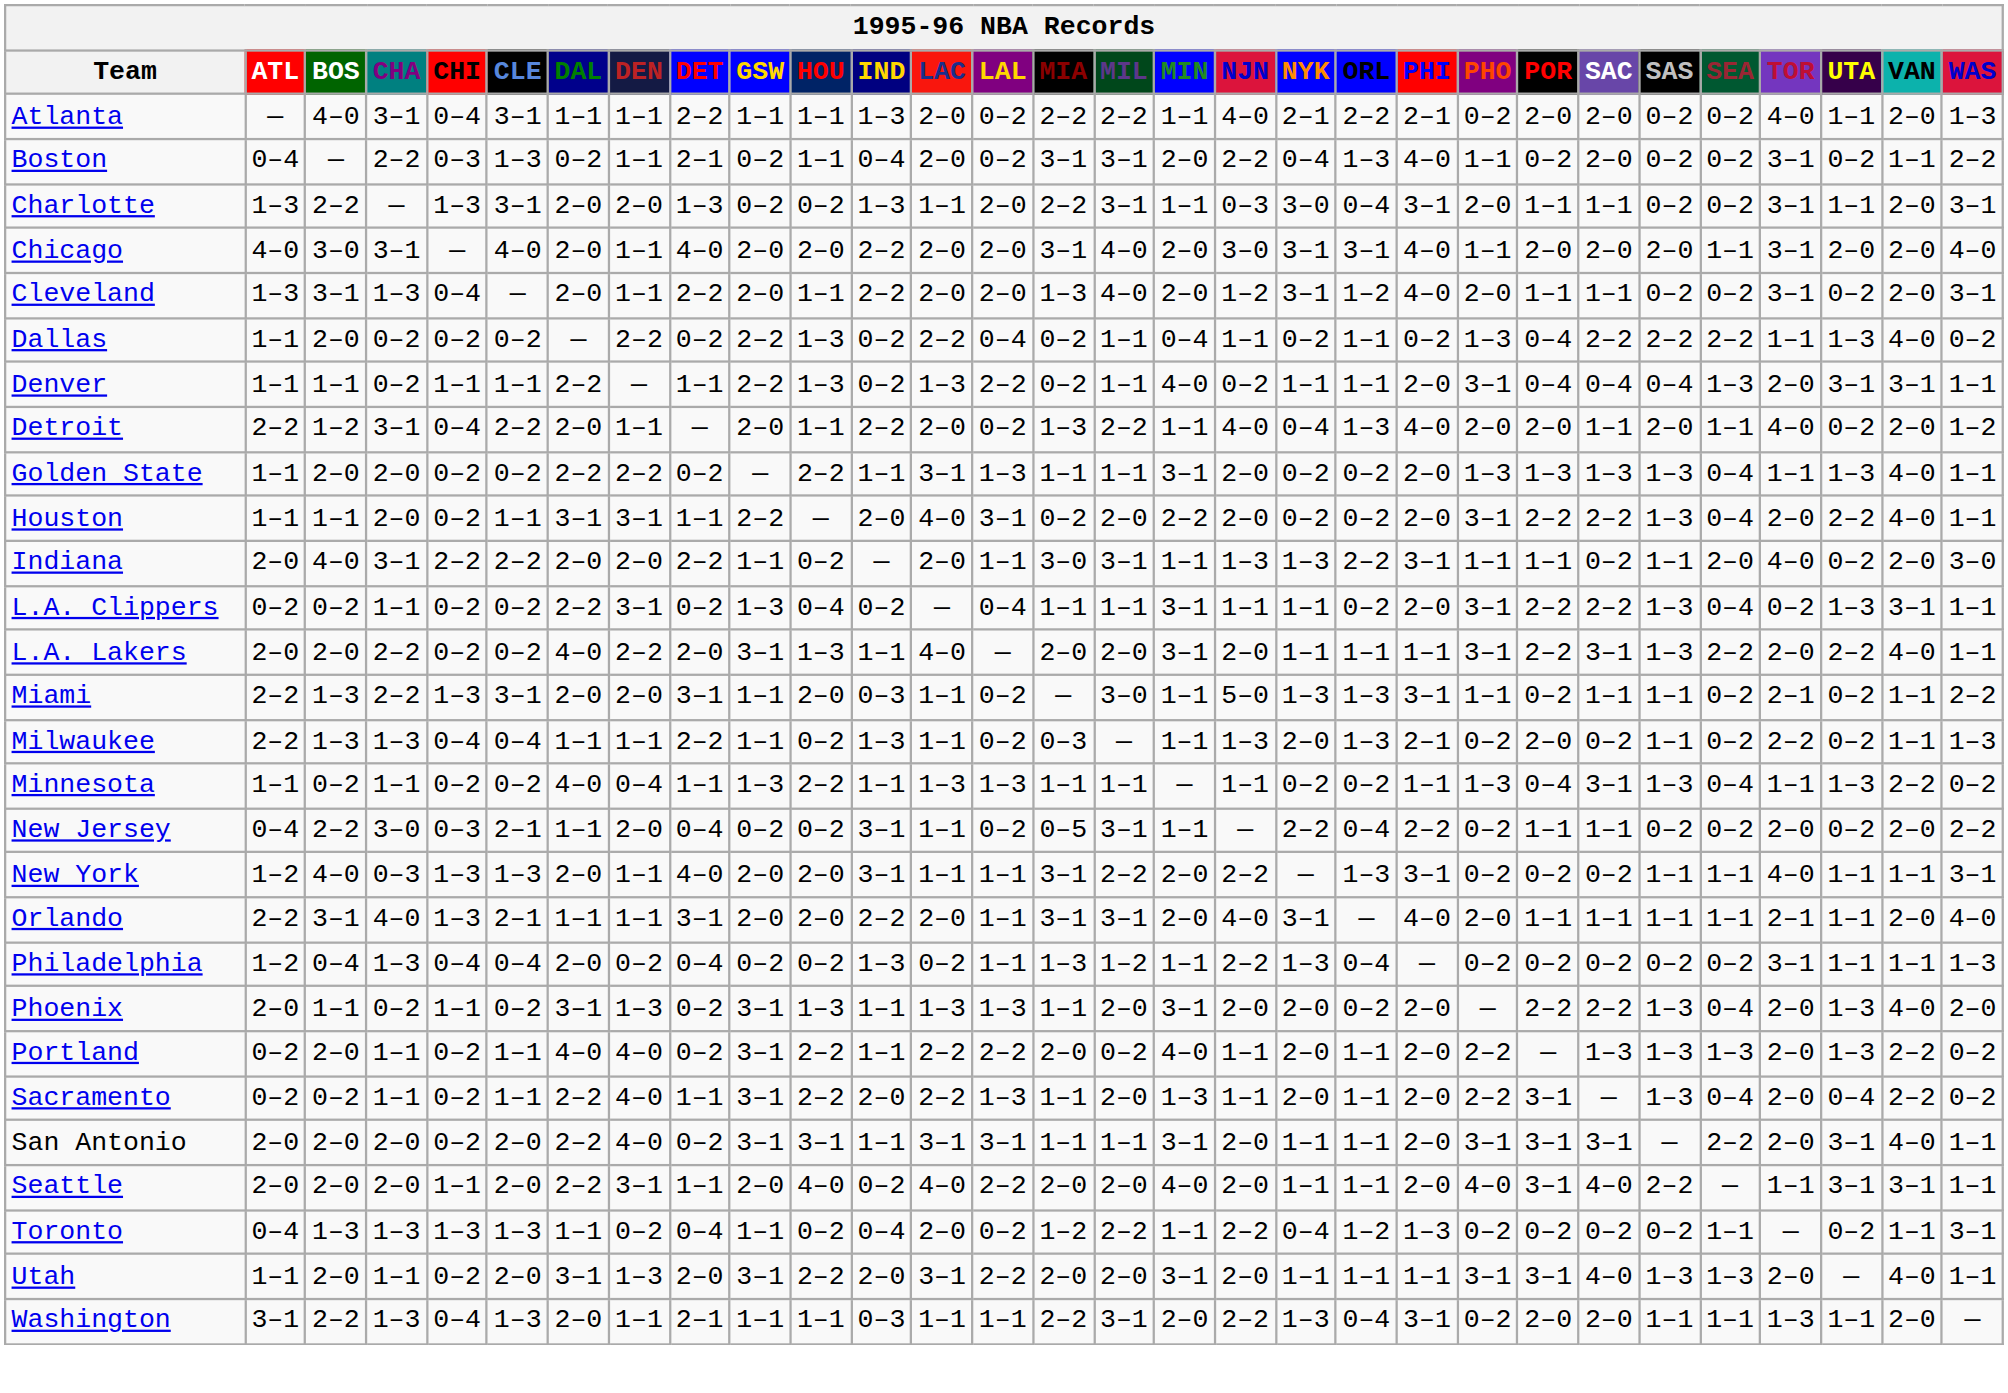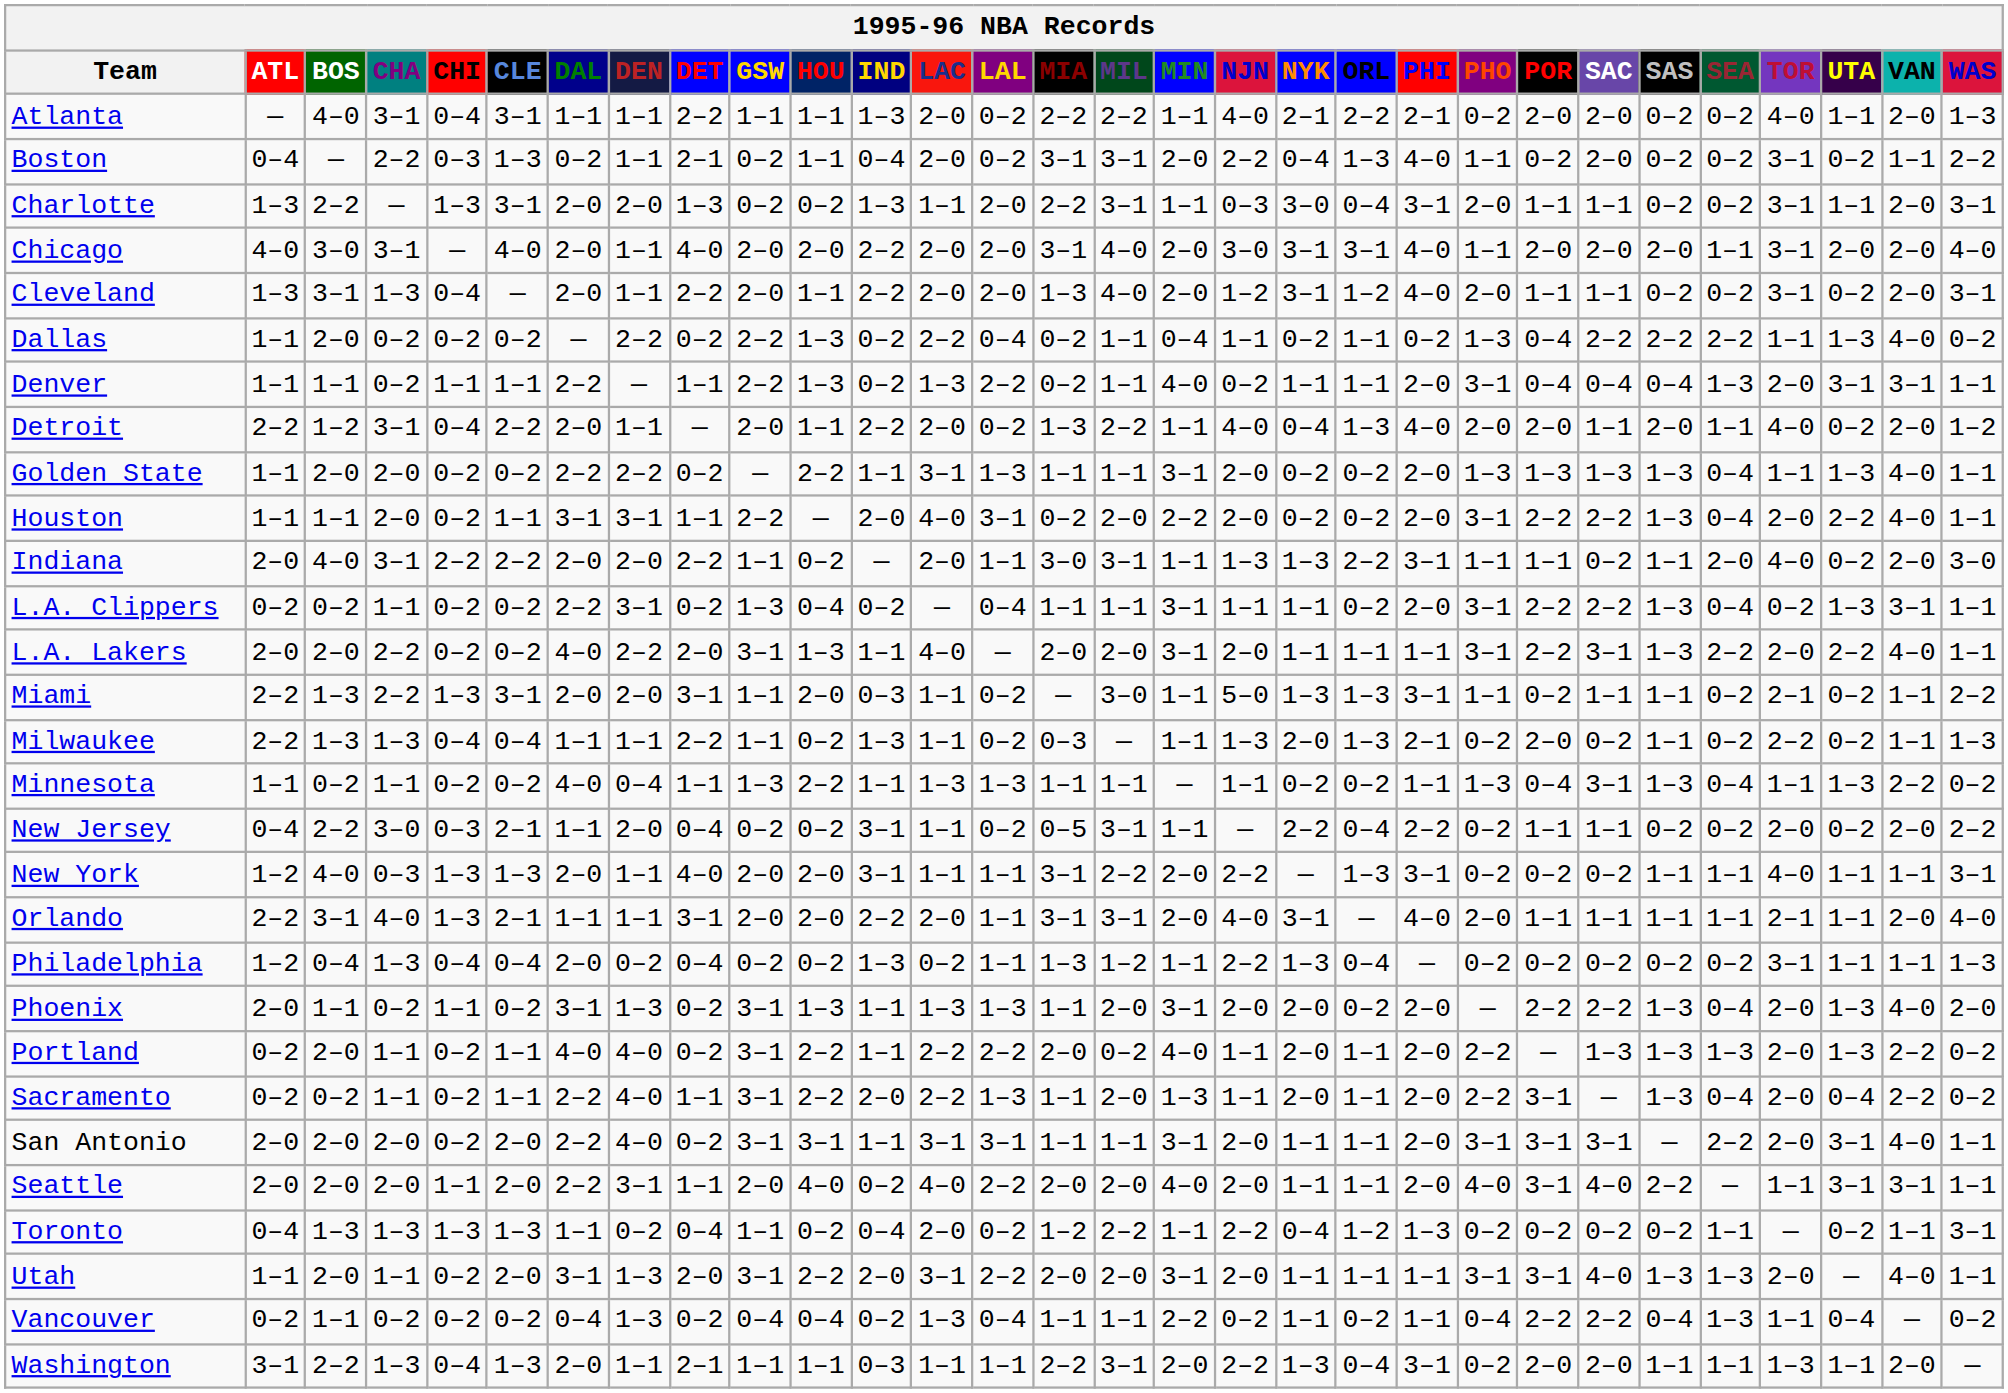+ row: (83, 1321)
